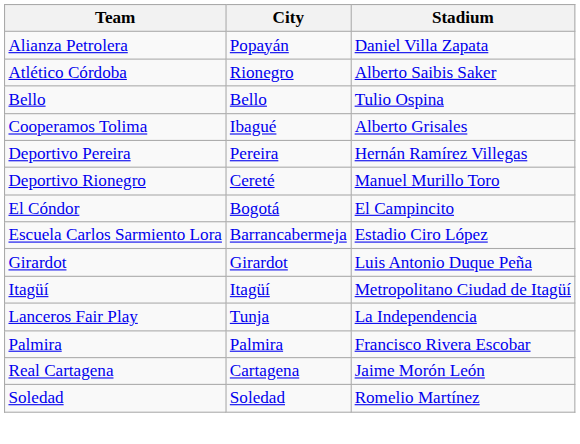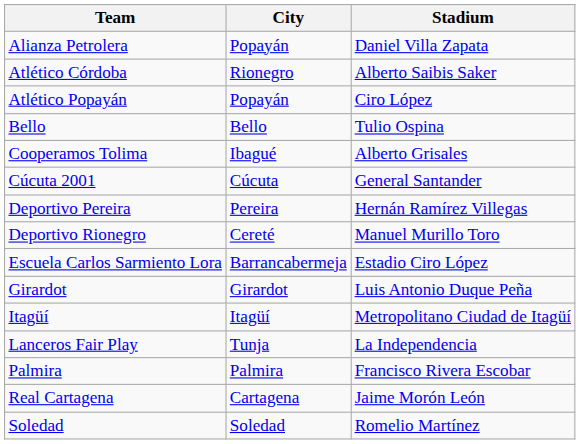+ row: (68, 99)
+ row: (52, 180)
- row: (44, 208)
